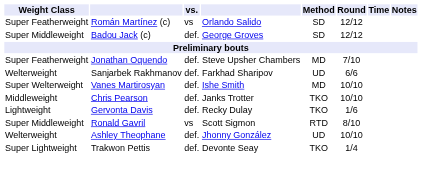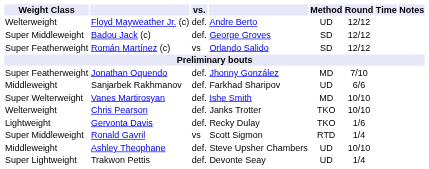+ row: (140, 22)
rows swapped: (131, 22) <-> (121, 35)
(251, 60) Steve Upsher Chambers -> (244, 73) Jhonny González
(31, 73) Welterweight -> (31, 85) Middleweight
(31, 98) Middleweight -> (31, 110) Welterweight
(352, 123) 8/10 -> (359, 135) 1/4
(31, 135) Welterweight -> (31, 148) Middleweight
(237, 135) Jhonny González -> (259, 148) Steve Upsher Chambers
(319, 148) TKO -> (326, 160) UD
